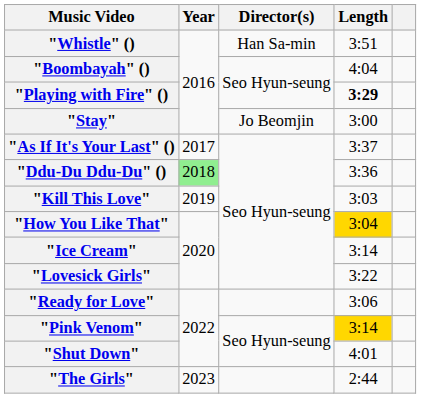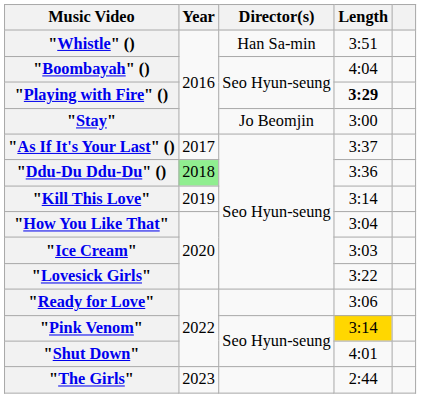(363, 198) 3:03 -> (363, 198) 3:14
(363, 224) gold background -> (363, 224) no background
(363, 250) 3:14 -> (363, 250) 3:03
